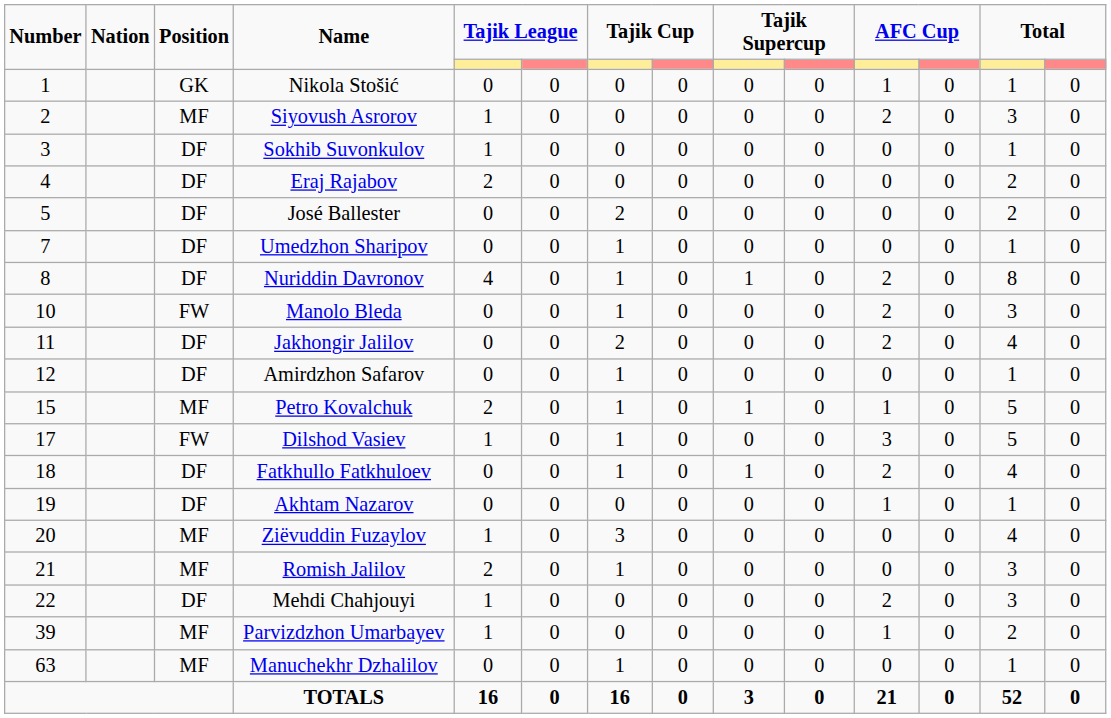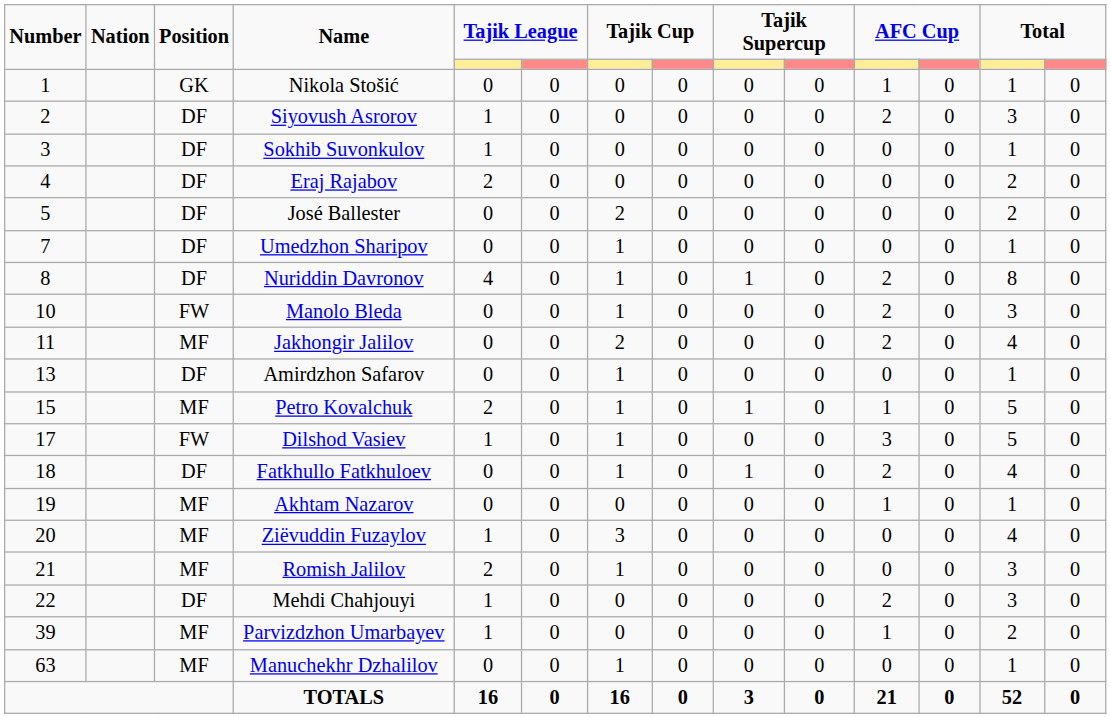(194, 117) MF -> (194, 117) DF
(194, 342) DF -> (194, 342) MF
(45, 375) 12 -> (45, 375) 13
(194, 504) DF -> (194, 504) MF
